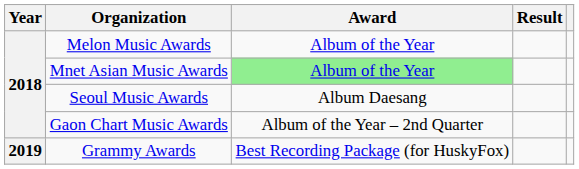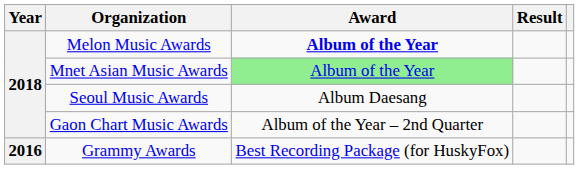(372, 44) normal -> (372, 44) bold
(25, 151) 2019 -> (25, 151) 2016
